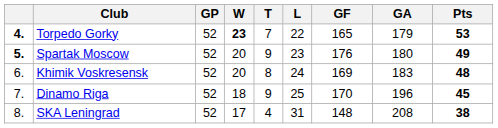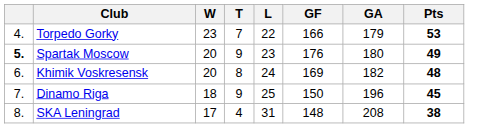- column: (210, 14)
(19, 34) bold -> (19, 34) normal
(239, 34) bold -> (210, 34) normal
(342, 34) 165 -> (313, 34) 166
(402, 73) 183 -> (373, 73) 182
(342, 93) 170 -> (313, 93) 150
